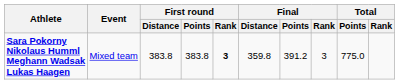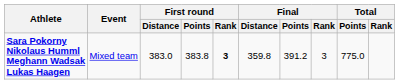(161, 56) 383.8 -> (161, 56) 383.0
